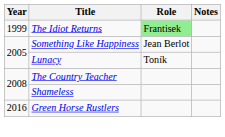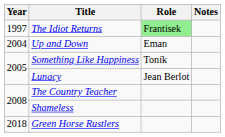(17, 28) 1999 -> (17, 28) 1997
+ row: (60, 44)
(166, 44) Jean Berlot -> (155, 60) Toník
(155, 60) Toník -> (166, 76) Jean Berlot
(17, 108) 2016 -> (17, 124) 2018
